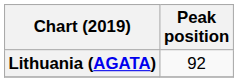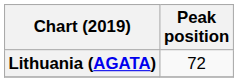(197, 63) 92 -> (197, 63) 72
